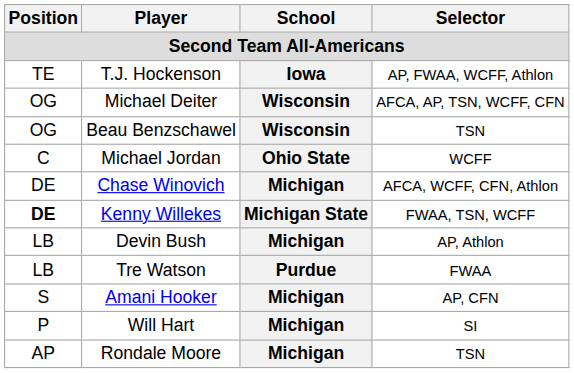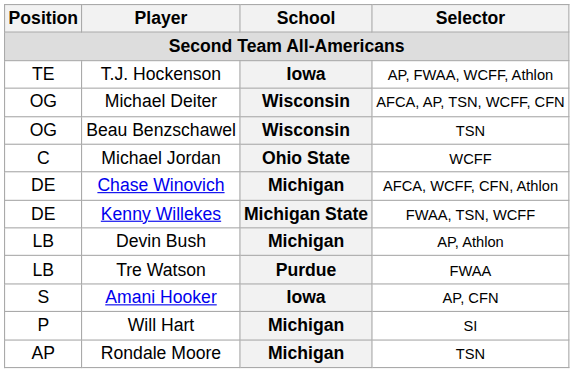(43, 213) bold -> (43, 213) normal
(306, 297) Michigan -> (306, 297) Iowa
